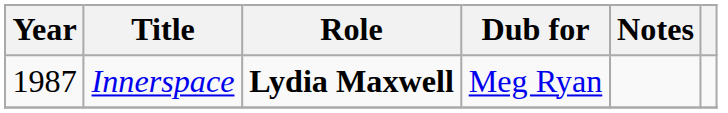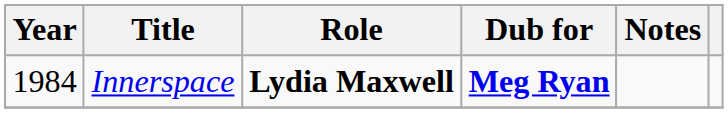(45, 81) 1987 -> (45, 81) 1984
(535, 81) normal -> (539, 81) bold
